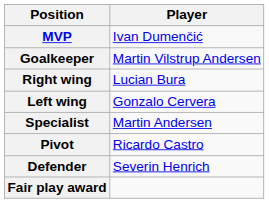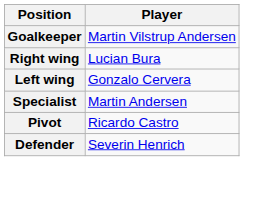- row: (57, 36)
- row: (57, 187)
